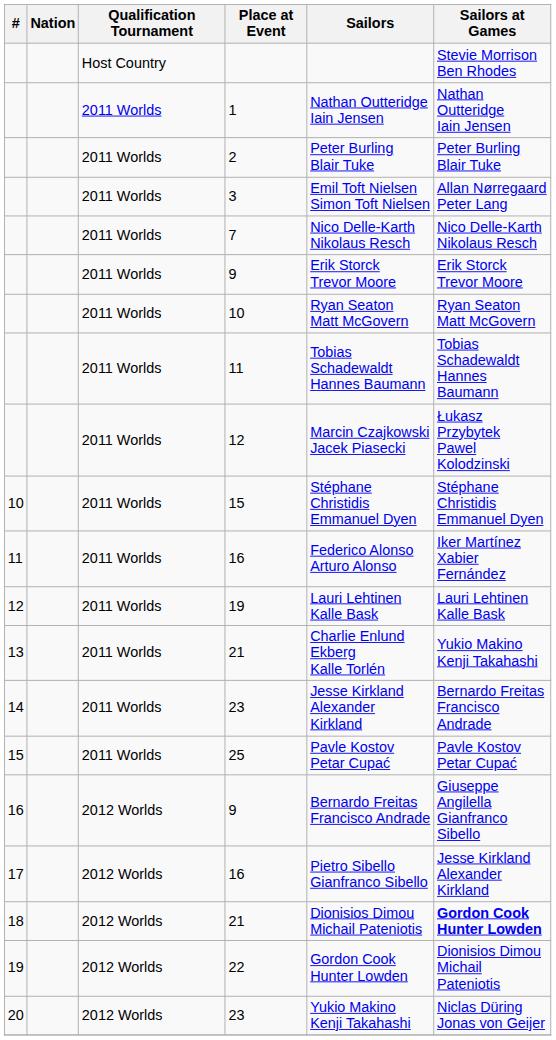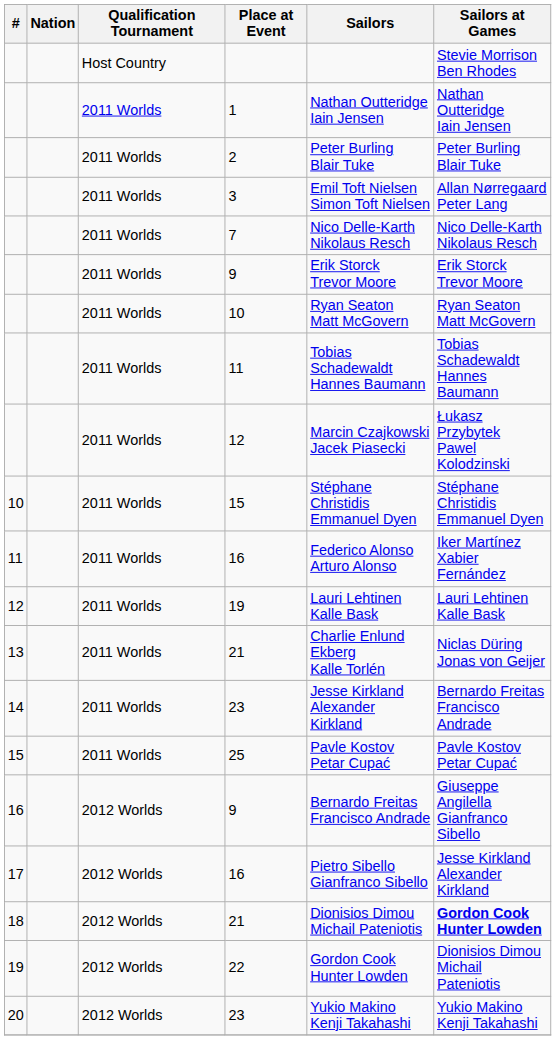(487, 653) Yukio Makino Kenji Takahashi -> (491, 653) Niclas Düring Jonas von Geijer
(491, 1015) Niclas Düring Jonas von Geijer -> (487, 1015) Yukio Makino Kenji Takahashi
